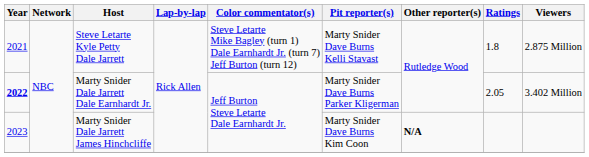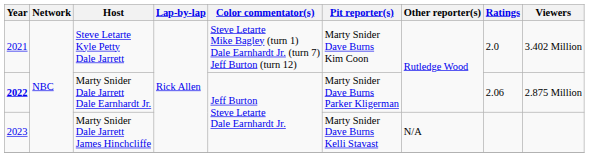(352, 46) Marty Snider Dave Burns Kelli Stavast -> (352, 46) Marty Snider Dave Burns Kim Coon
(492, 46) 1.8 -> (492, 46) 2.0
(553, 46) 2.875 Million -> (553, 46) 3.402 Million
(495, 92) 2.05 -> (495, 92) 2.06
(553, 92) 3.402 Million -> (553, 92) 2.875 Million
(352, 132) Marty Snider Dave Burns Kim Coon -> (352, 132) Marty Snider Dave Burns Kelli Stavast
(413, 132) bold -> (413, 132) normal
